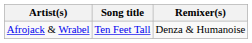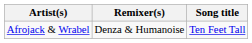columns swapped: (122, 13) <-> (200, 13)
